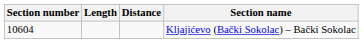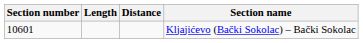(20, 30) 10604 -> (20, 30) 10601
